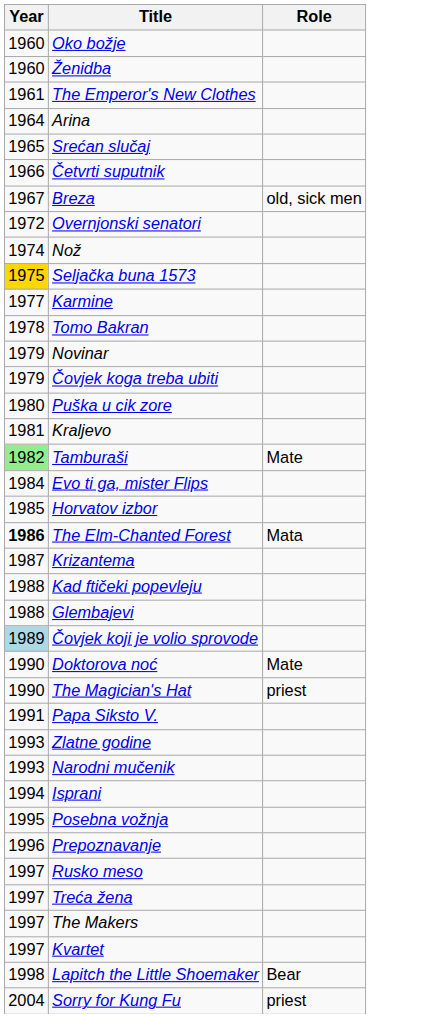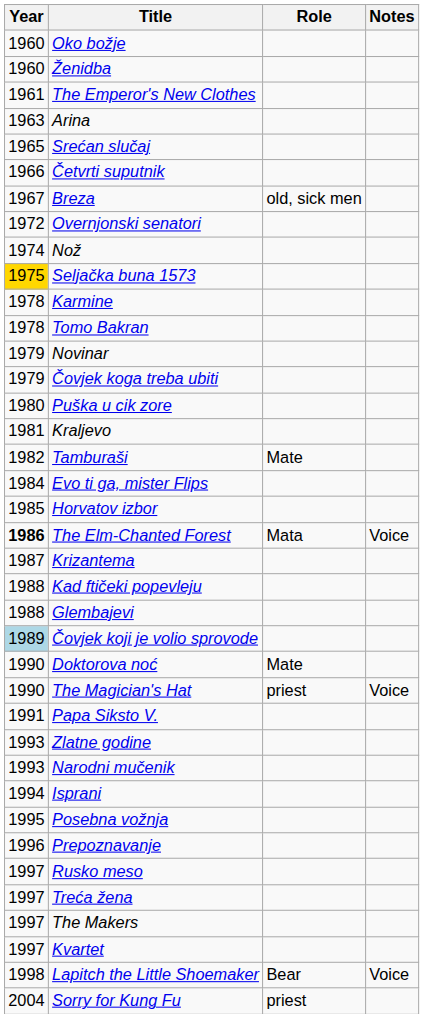+ column: (392, 17)
(26, 120) 1964 -> (26, 120) 1963
(26, 302) 1977 -> (26, 302) 1978
(26, 457) lightgreen background -> (26, 457) no background
